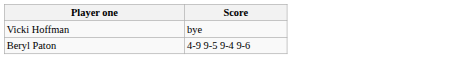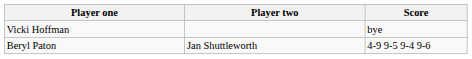+ column: (275, 12)
